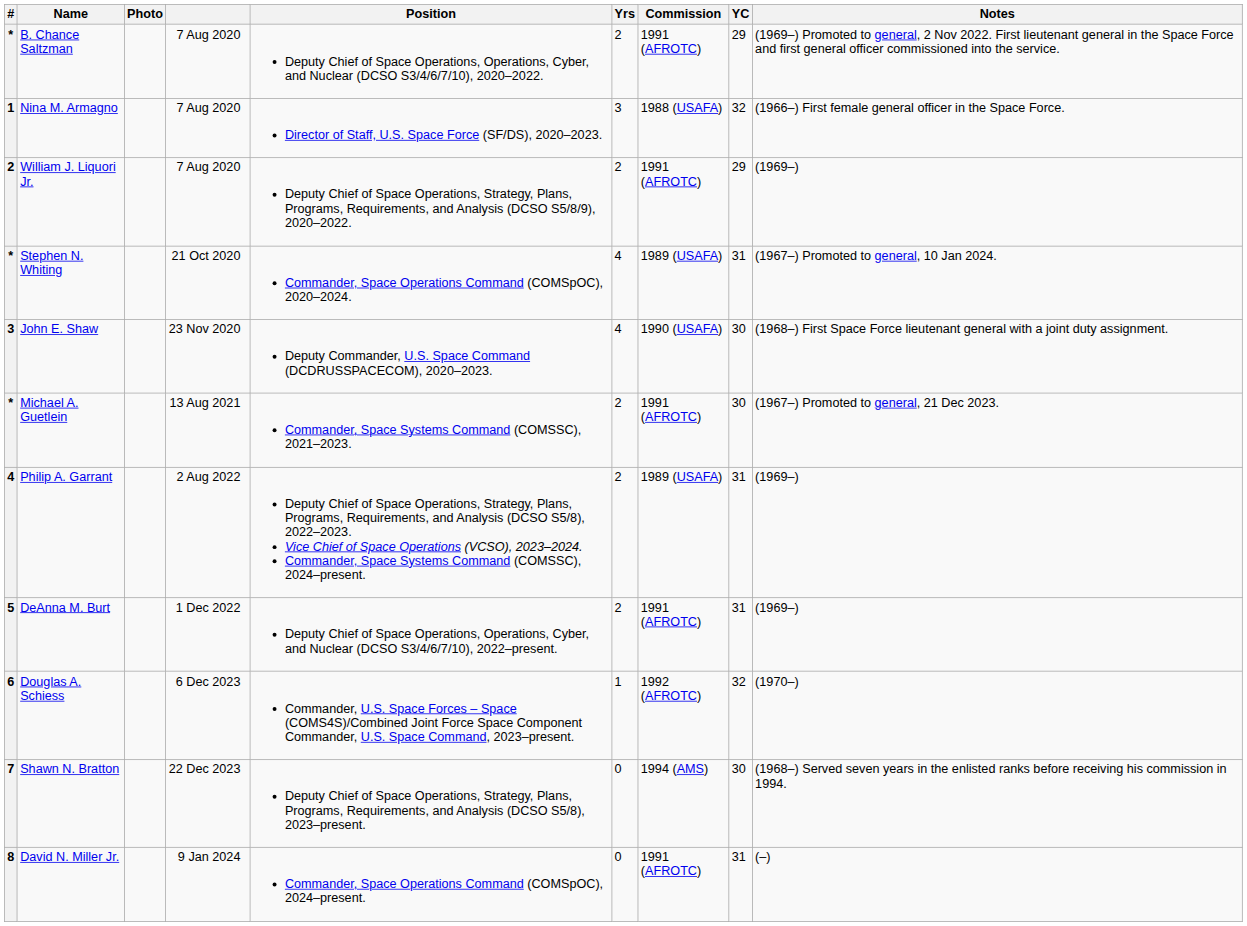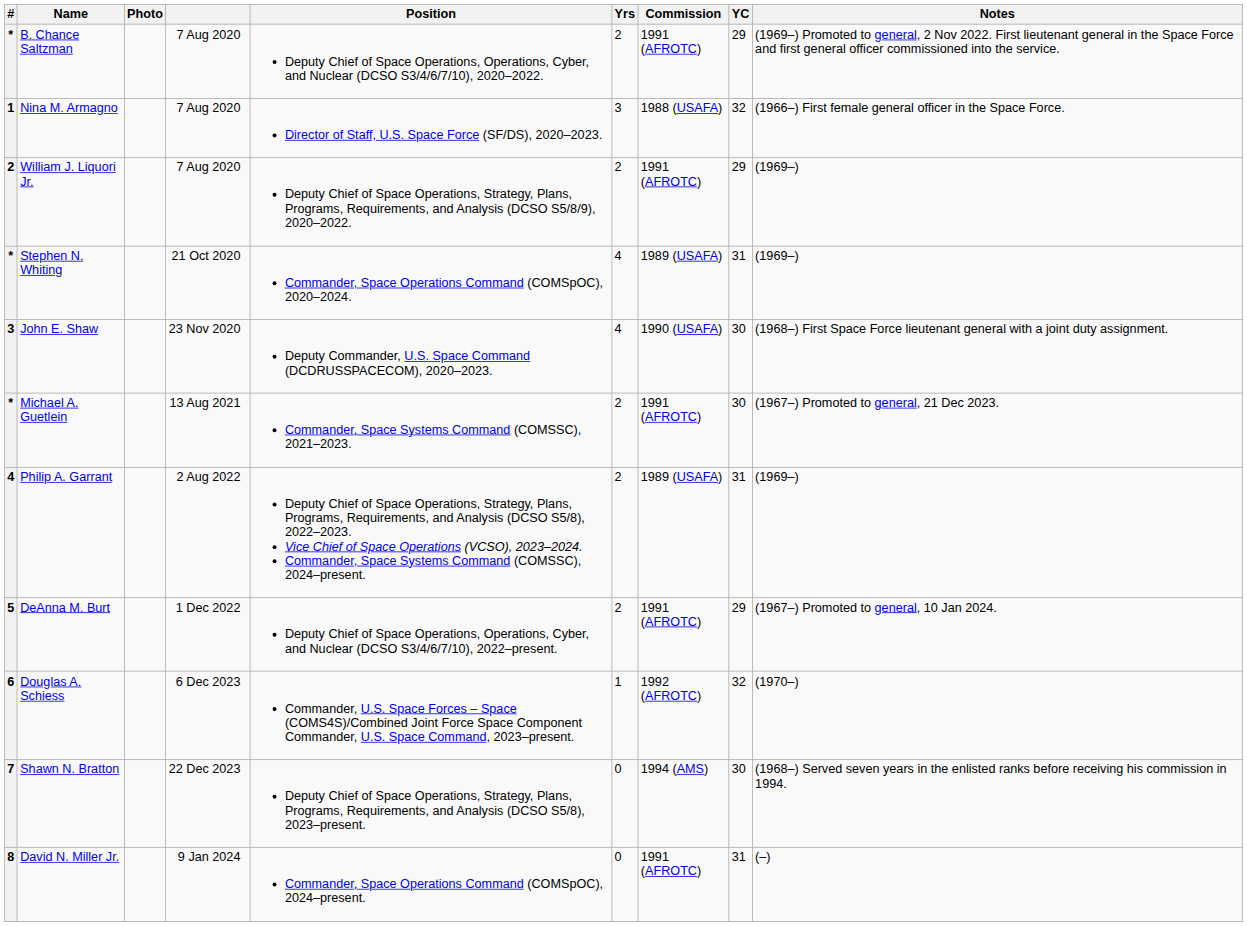(876, 255) (1967–) Promoted to general, 10 Jan 2024. -> (777, 255) (1969–)
(739, 607) 31 -> (739, 607) 29
(777, 607) (1969–) -> (876, 607) (1967–) Promoted to general, 10 Jan 2024.
